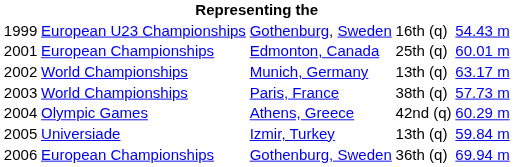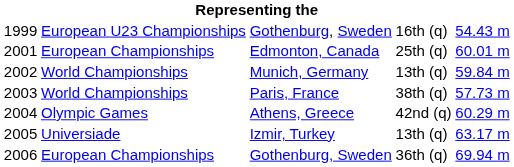(483, 72) 63.17 m -> (483, 72) 59.84 m
(483, 134) 59.84 m -> (483, 134) 63.17 m
